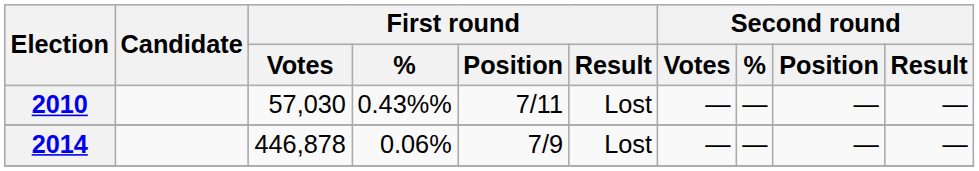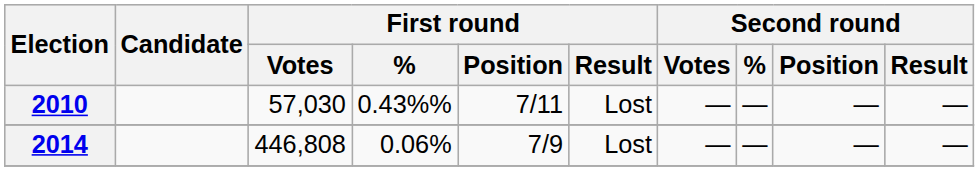(300, 144) 446,878 -> (300, 144) 446,808
